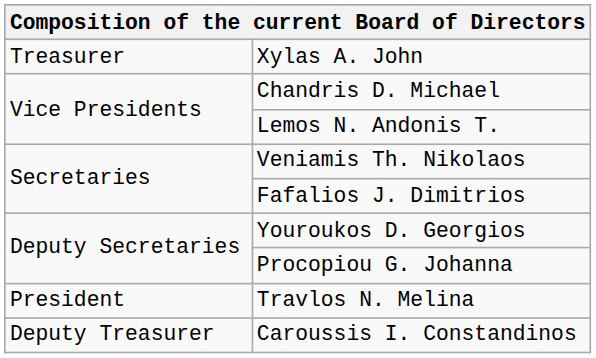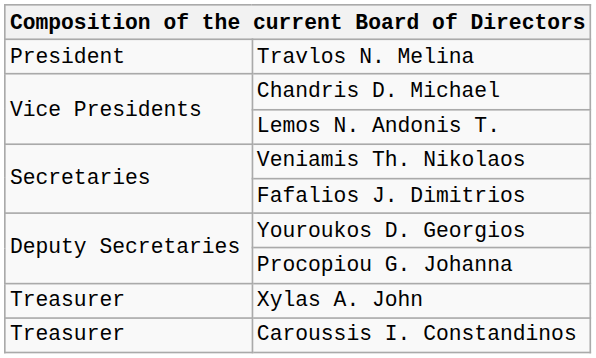rows swapped: (366, 300) <-> (340, 57)
(112, 335) Deputy Treasurer -> (67, 335) Treasurer
